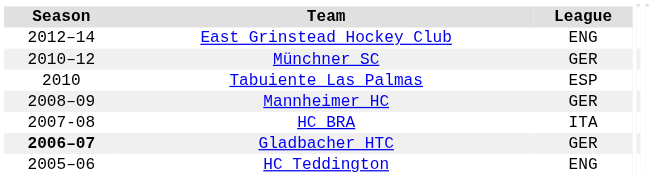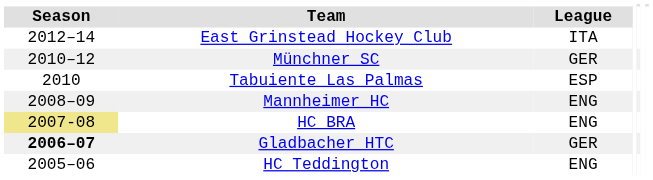(583, 38) ENG -> (583, 38) ITA
(583, 101) GER -> (583, 101) ENG
(61, 122) no background -> (61, 122) khaki background
(583, 122) ITA -> (583, 122) ENG
